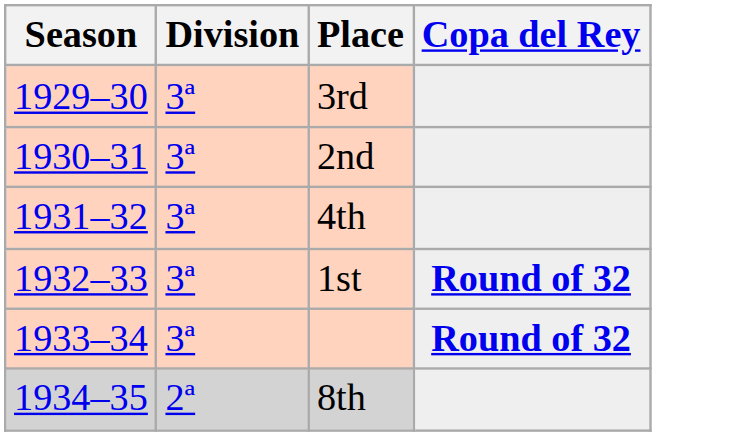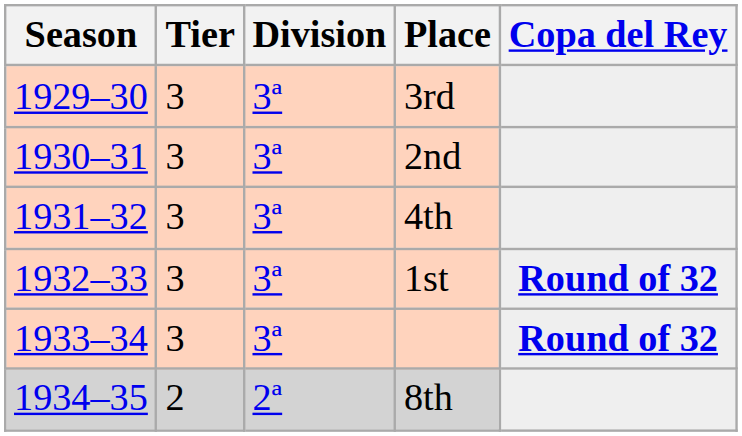+ column: (200, 34)
